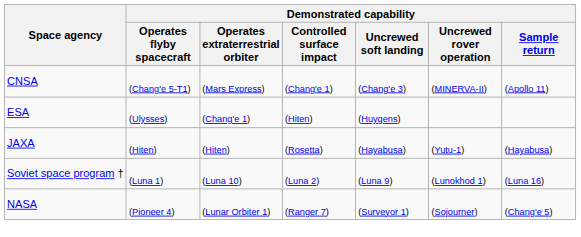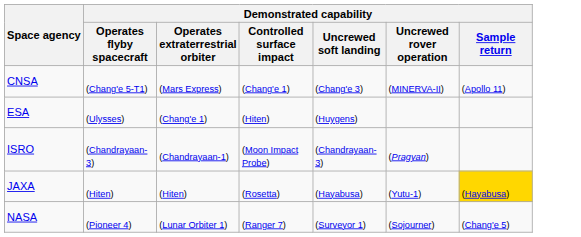+ row: (21, 149)
(528, 150) no background -> (486, 193) gold background
- row: (65, 174)
